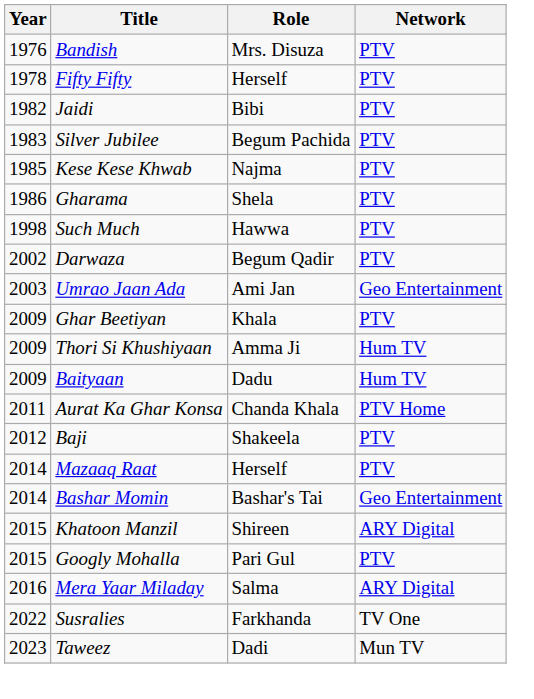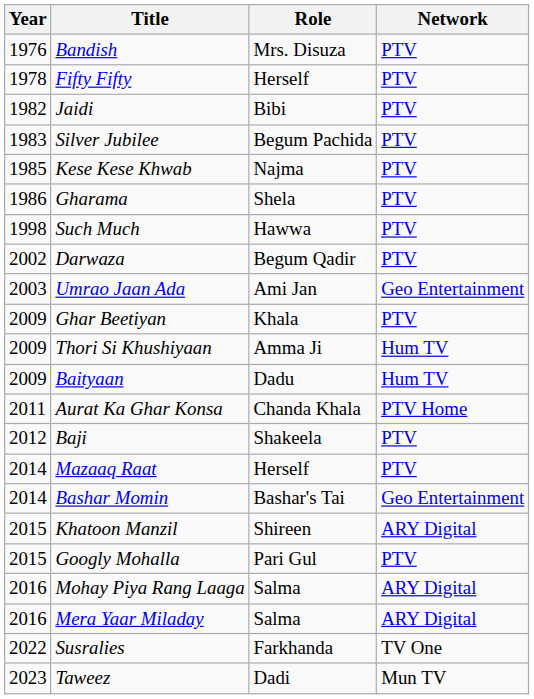+ row: (150, 588)
